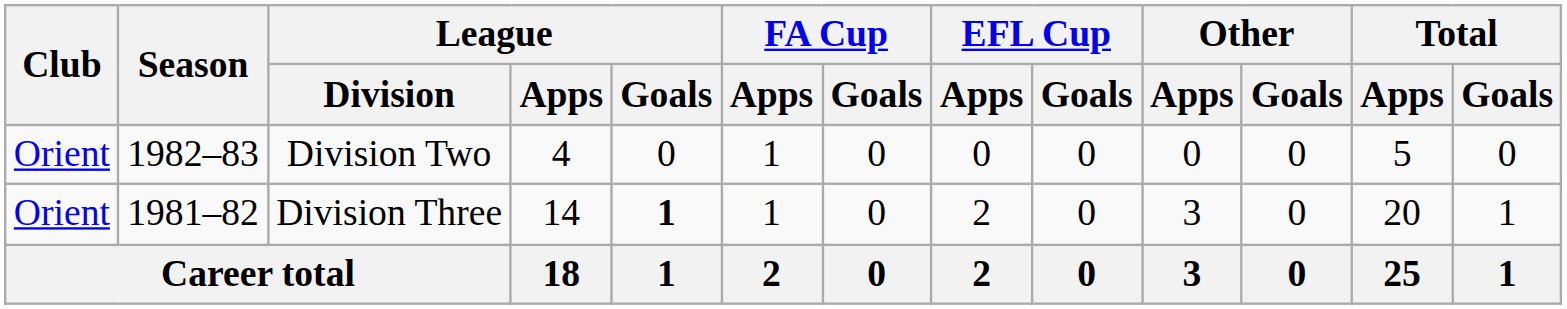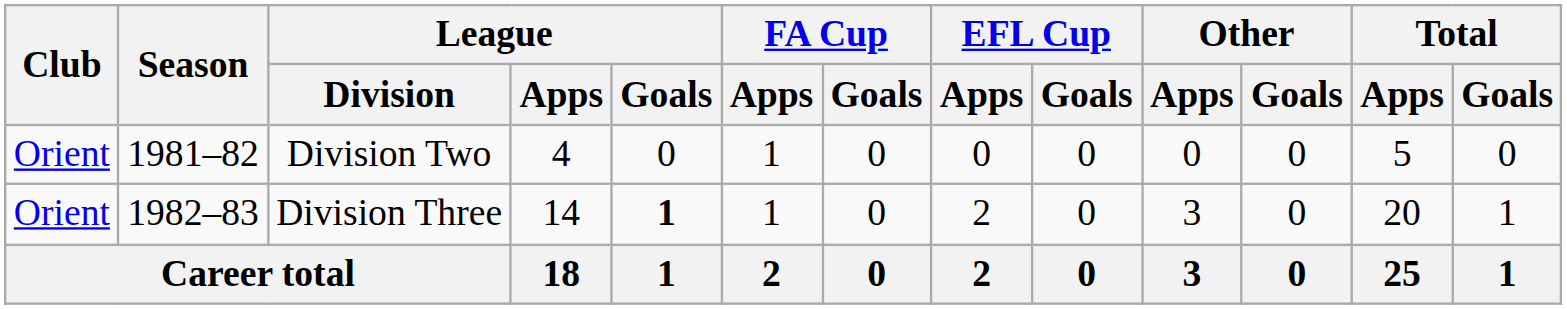(193, 153) 1982–83 -> (193, 153) 1981–82
(193, 213) 1981–82 -> (193, 213) 1982–83
